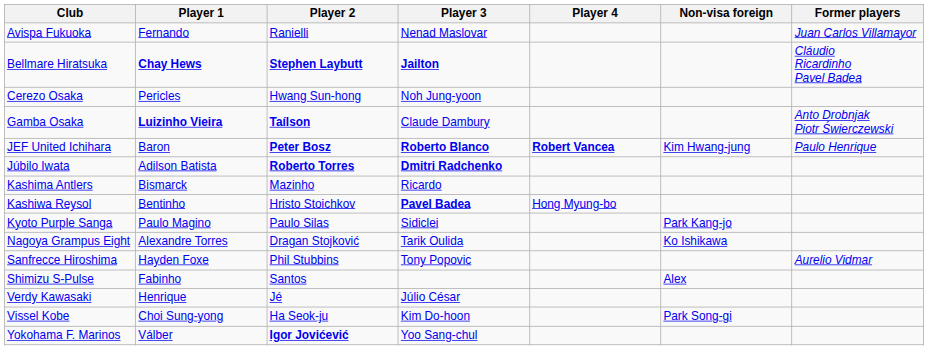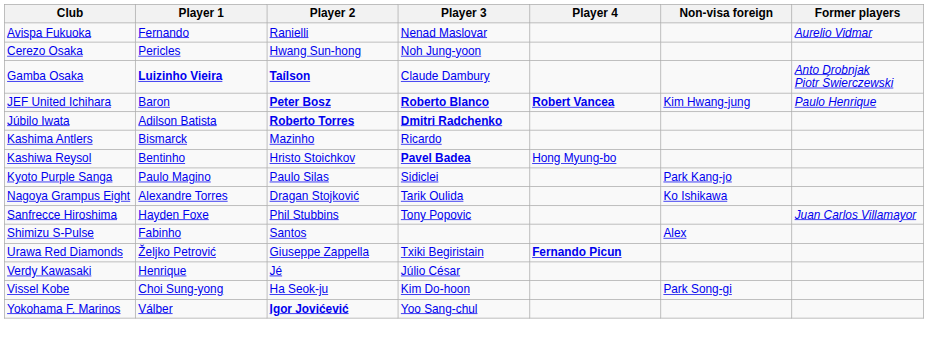(855, 32) Juan Carlos Villamayor -> (833, 32) Aurelio Vidmar
- row: (57, 64)
(833, 260) Aurelio Vidmar -> (855, 214) Juan Carlos Villamayor
+ row: (65, 252)
